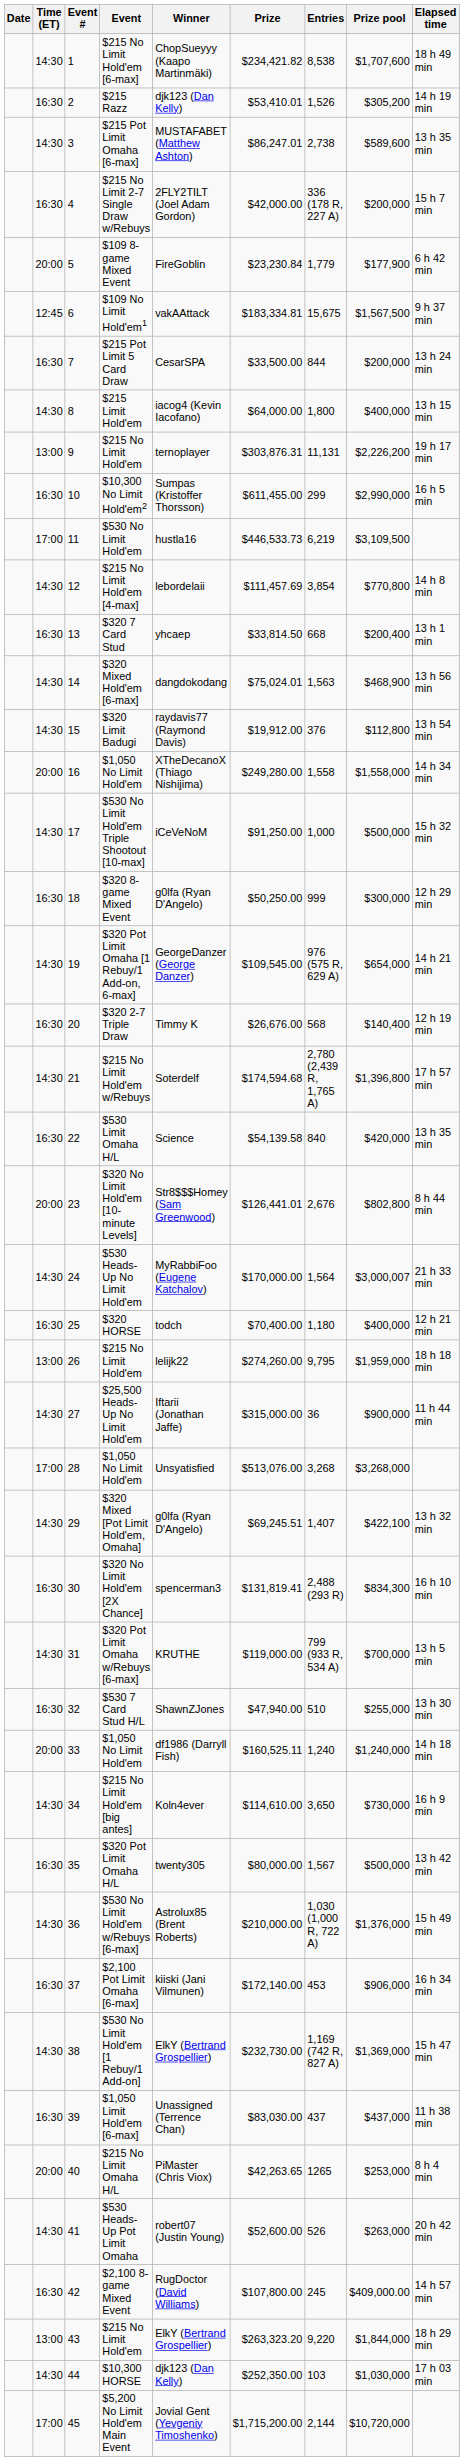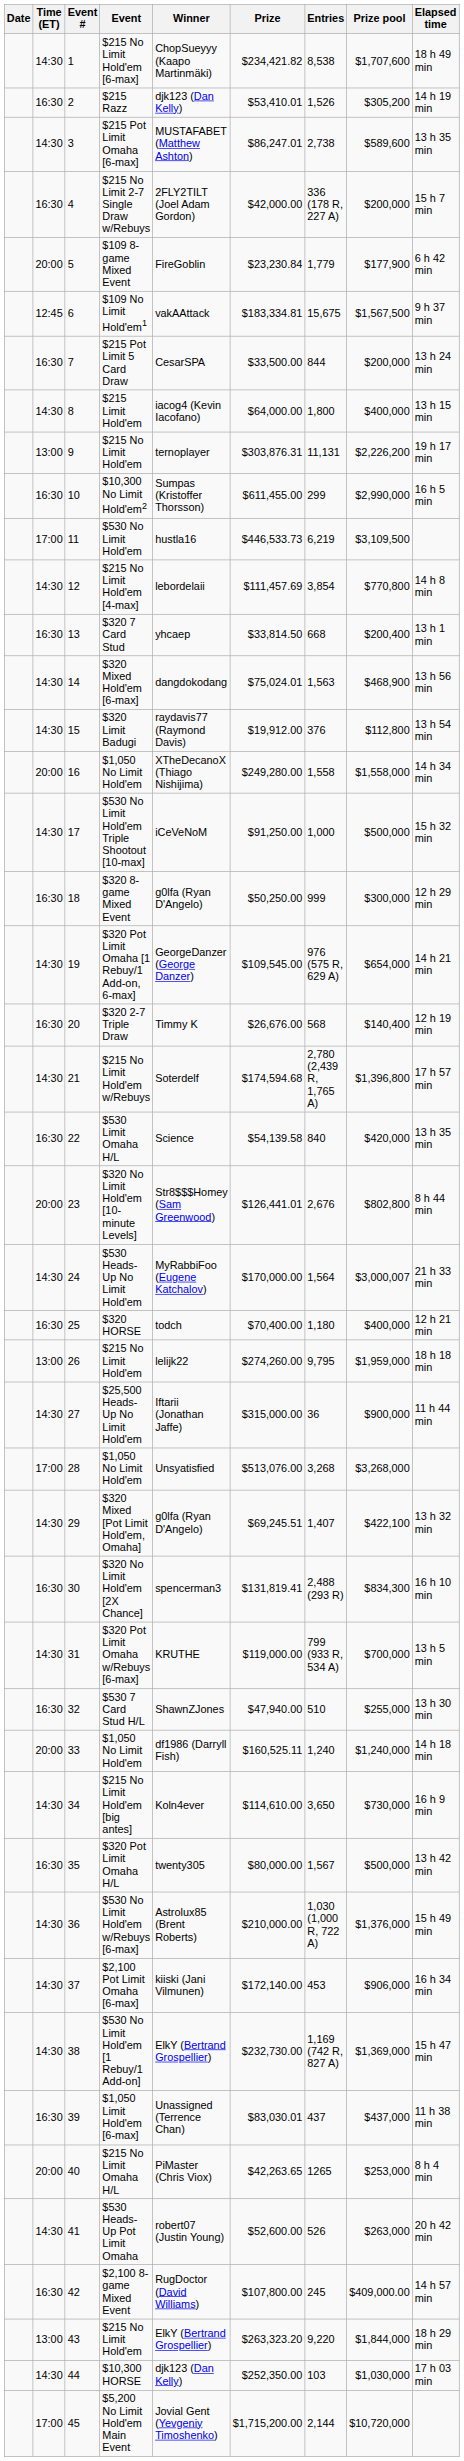(49, 1985) 16:30 -> (49, 1985) 14:30
(275, 2117) $83,030.00 -> (275, 2117) $83,030.01
